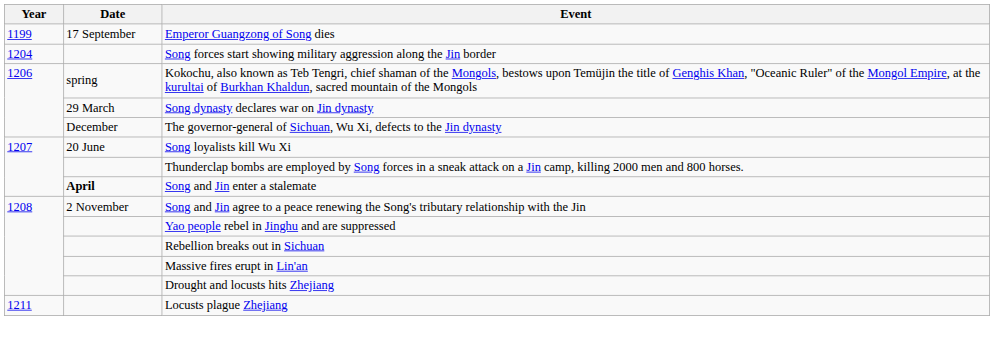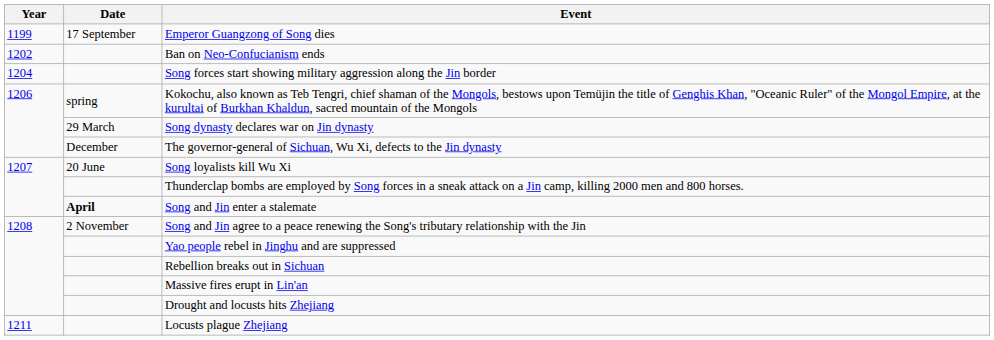+ row: (245, 53)
